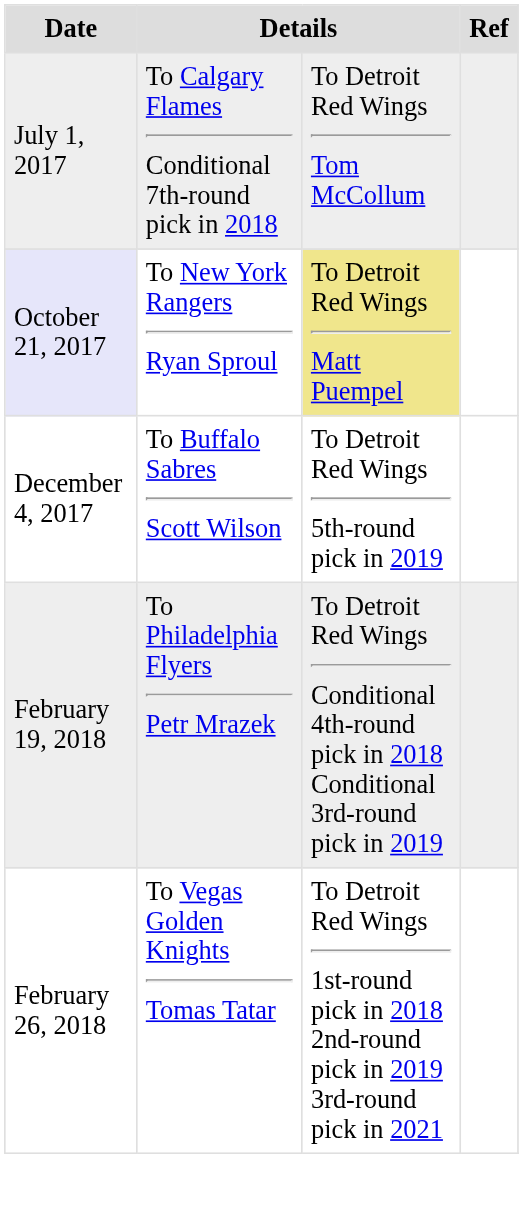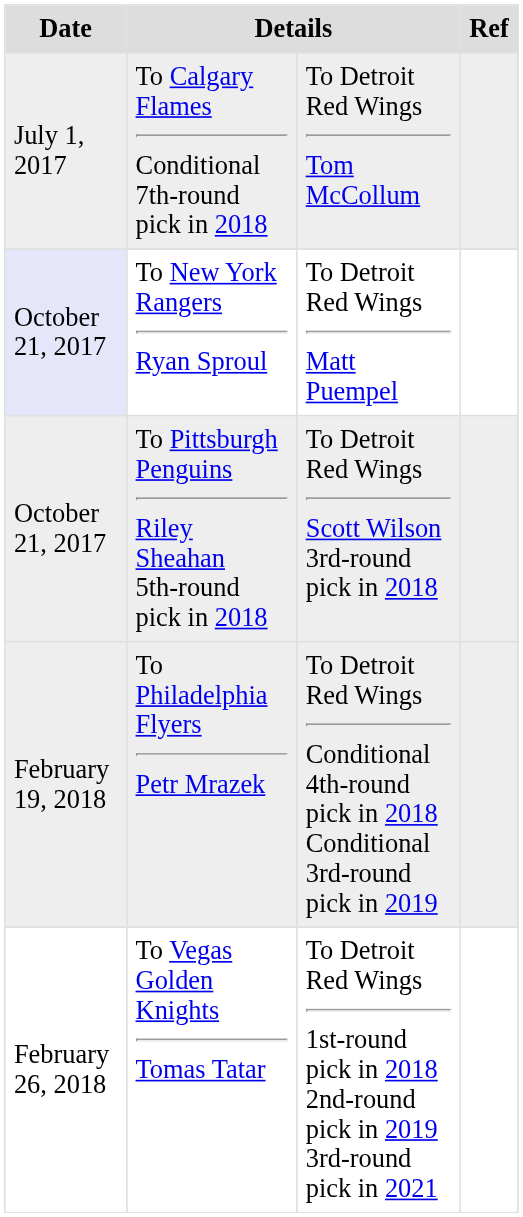(381, 332) khaki background -> (378, 332) no background
+ row: (212, 528)
- row: (219, 483)
